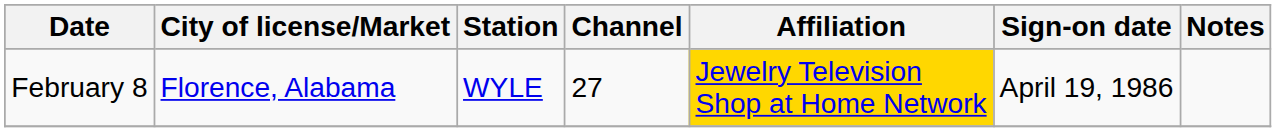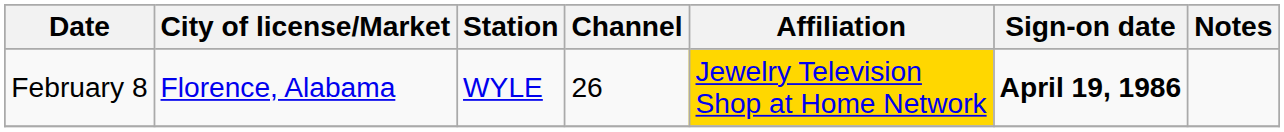(587, 87) 27 -> (587, 87) 26
(1086, 87) normal -> (1090, 87) bold
